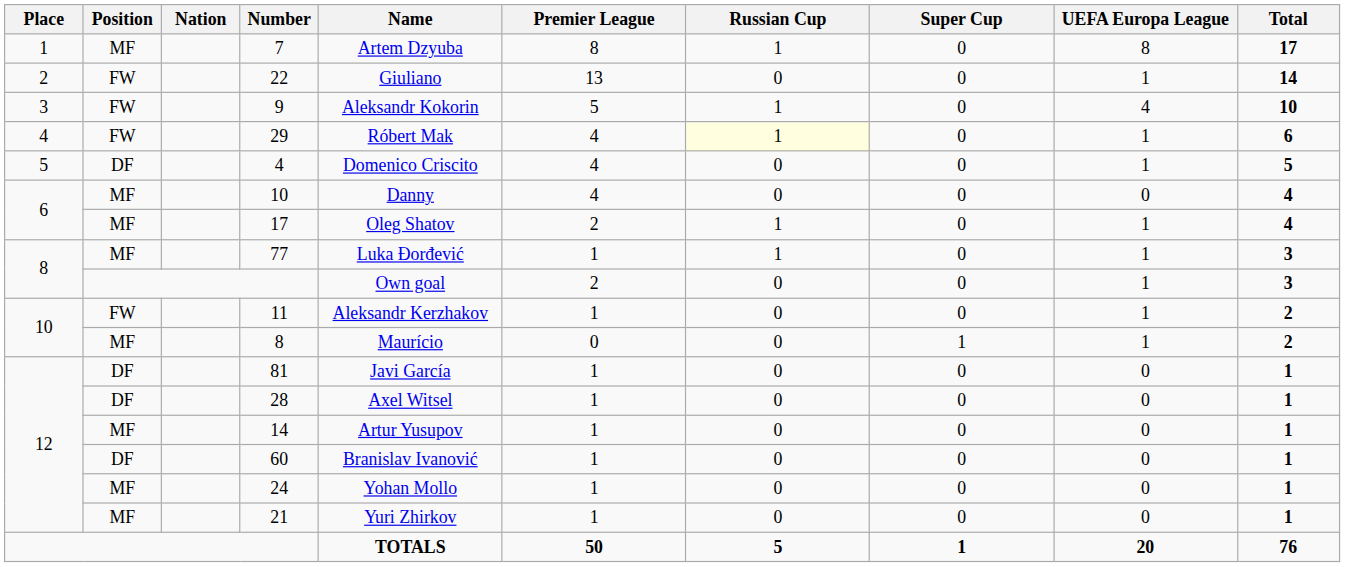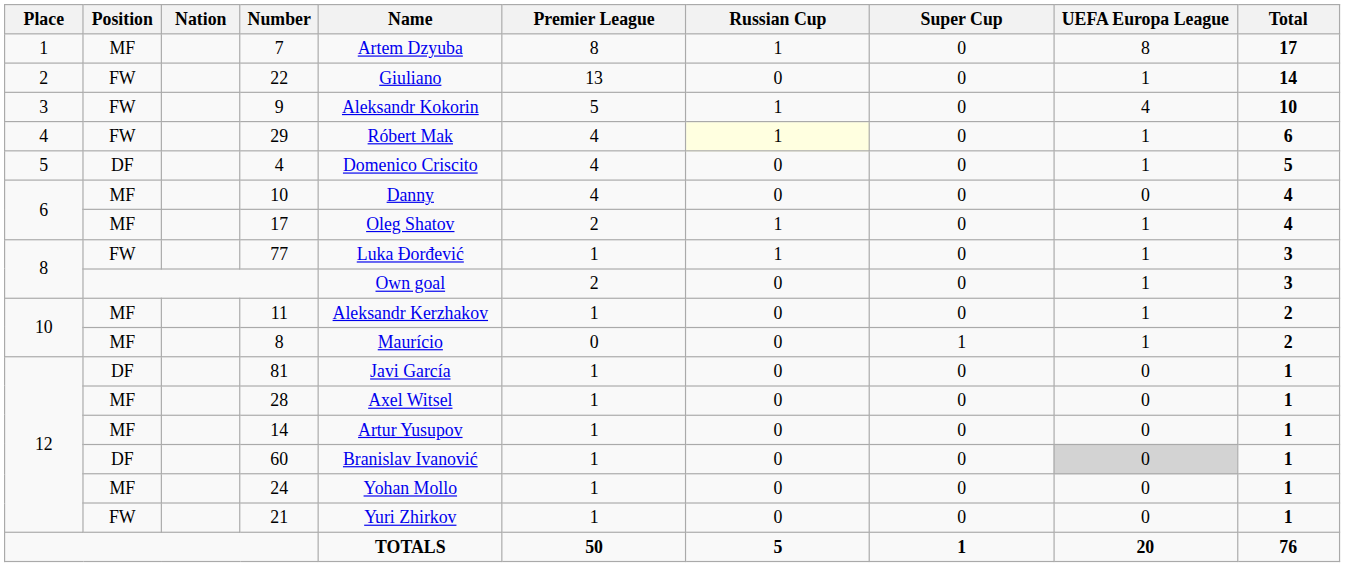(122, 253) MF -> (122, 253) FW
(122, 312) FW -> (122, 312) MF
(122, 400) DF -> (122, 400) MF
(1145, 459) no background -> (1145, 459) lightgrey background
(122, 517) MF -> (122, 517) FW
